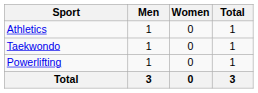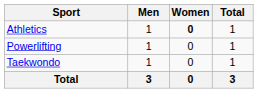(191, 29) normal -> (191, 29) bold
rows swapped: (34, 63) <-> (33, 46)
